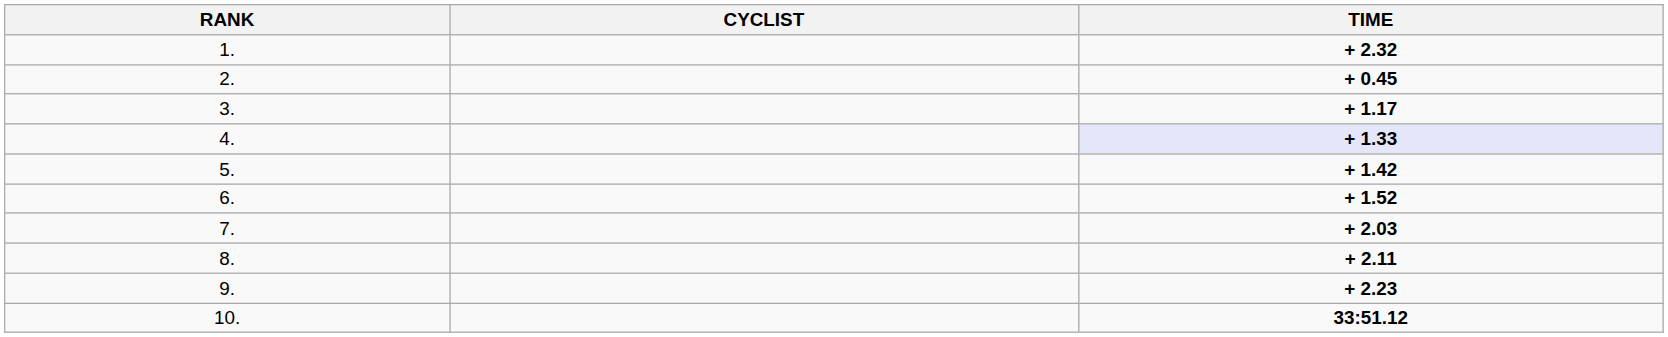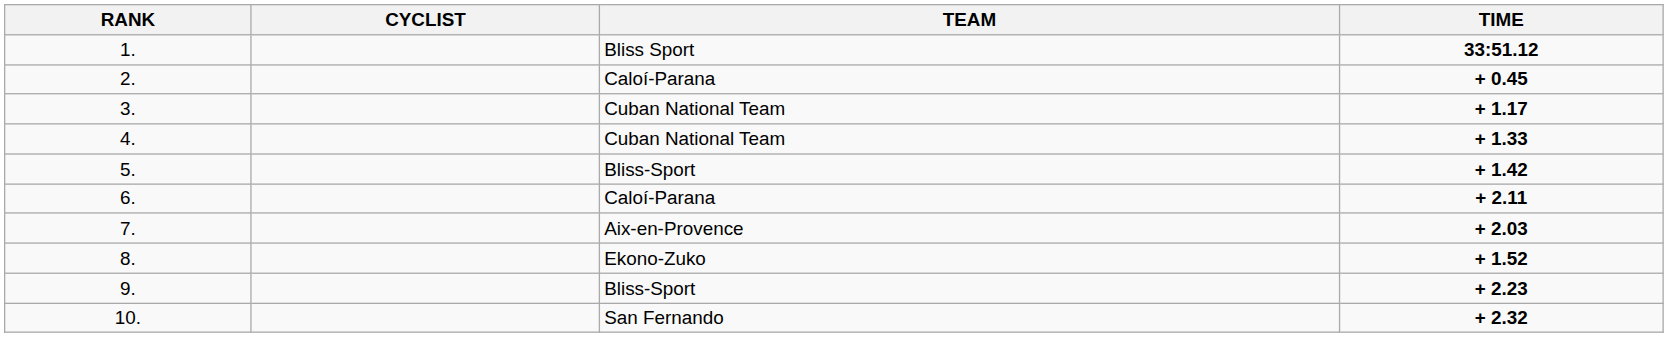+ column: (969, 20)
(1371, 50) + 2.32 -> (1501, 50) 33:51.12
(1371, 139) lavender background -> (1501, 139) no background
(1371, 199) + 1.52 -> (1501, 199) + 2.11
(1371, 258) + 2.11 -> (1501, 258) + 1.52
(1371, 318) 33:51.12 -> (1501, 318) + 2.32
